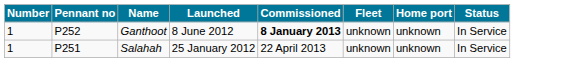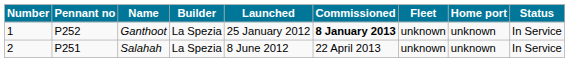+ column: (197, 13)
(203, 31) 8 June 2012 -> (268, 31) 25 January 2012
(10, 48) 1 -> (10, 48) 2
(214, 48) 25 January 2012 -> (258, 48) 8 June 2012
